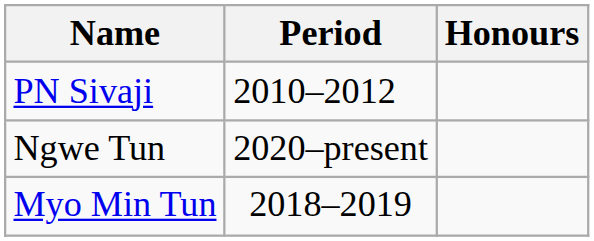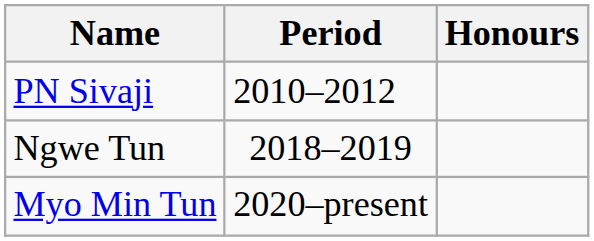(331, 147) 2020–present -> (331, 147) 2018–2019
(331, 205) 2018–2019 -> (331, 205) 2020–present
